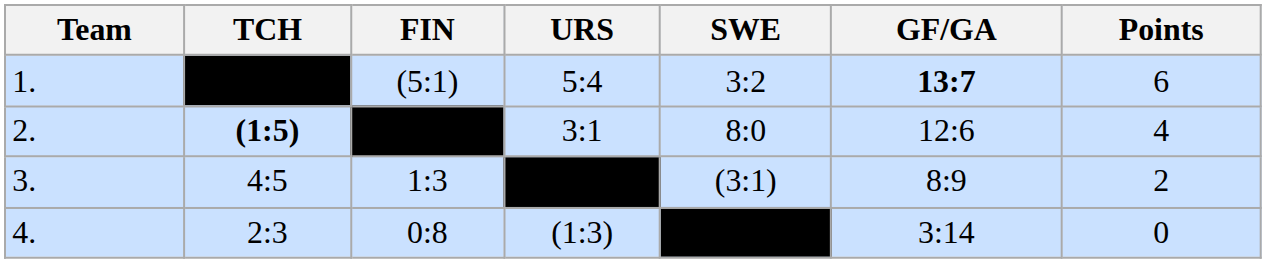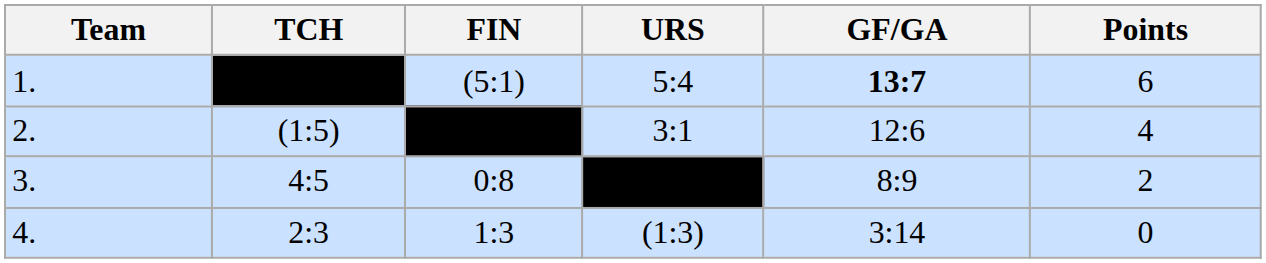- column: (746, 29)
(267, 130) bold -> (309, 130) normal
(427, 181) 1:3 -> (494, 181) 0:8
(427, 231) 0:8 -> (494, 231) 1:3
